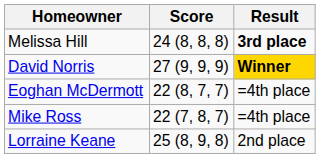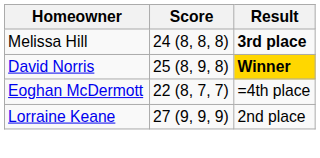(191, 66) 27 (9, 9, 9) -> (191, 66) 25 (8, 9, 8)
- row: (45, 116)
(191, 141) 25 (8, 9, 8) -> (191, 116) 27 (9, 9, 9)
